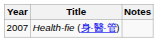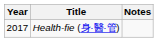(17, 28) 2007 -> (17, 28) 2017
